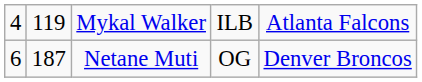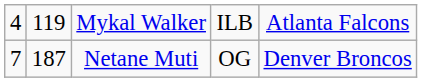(16, 58) 6 -> (16, 58) 7
